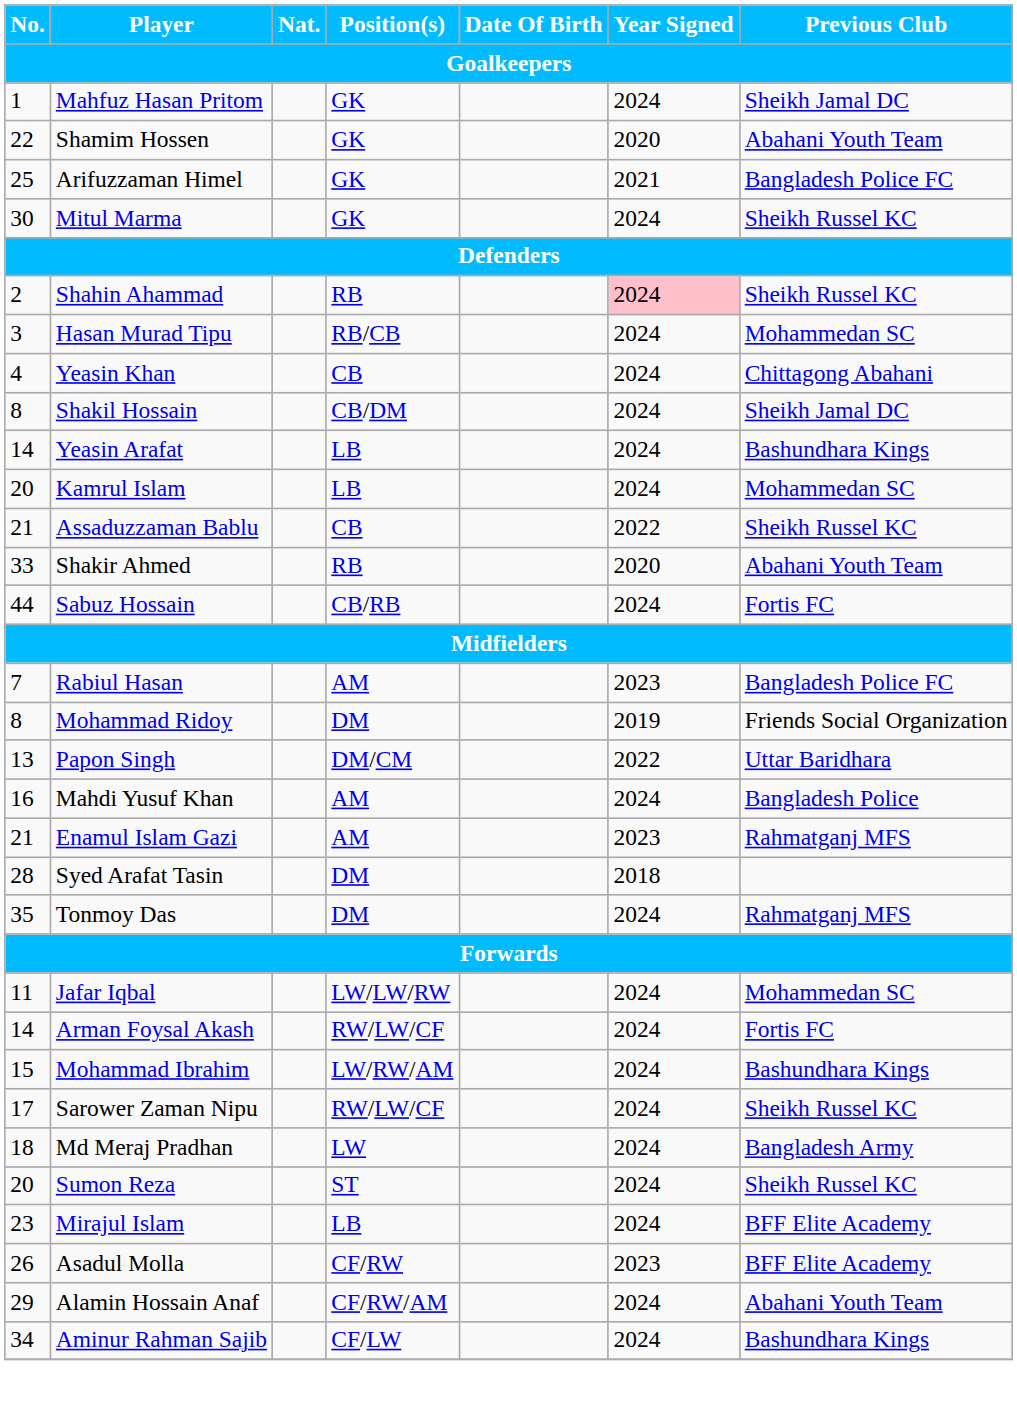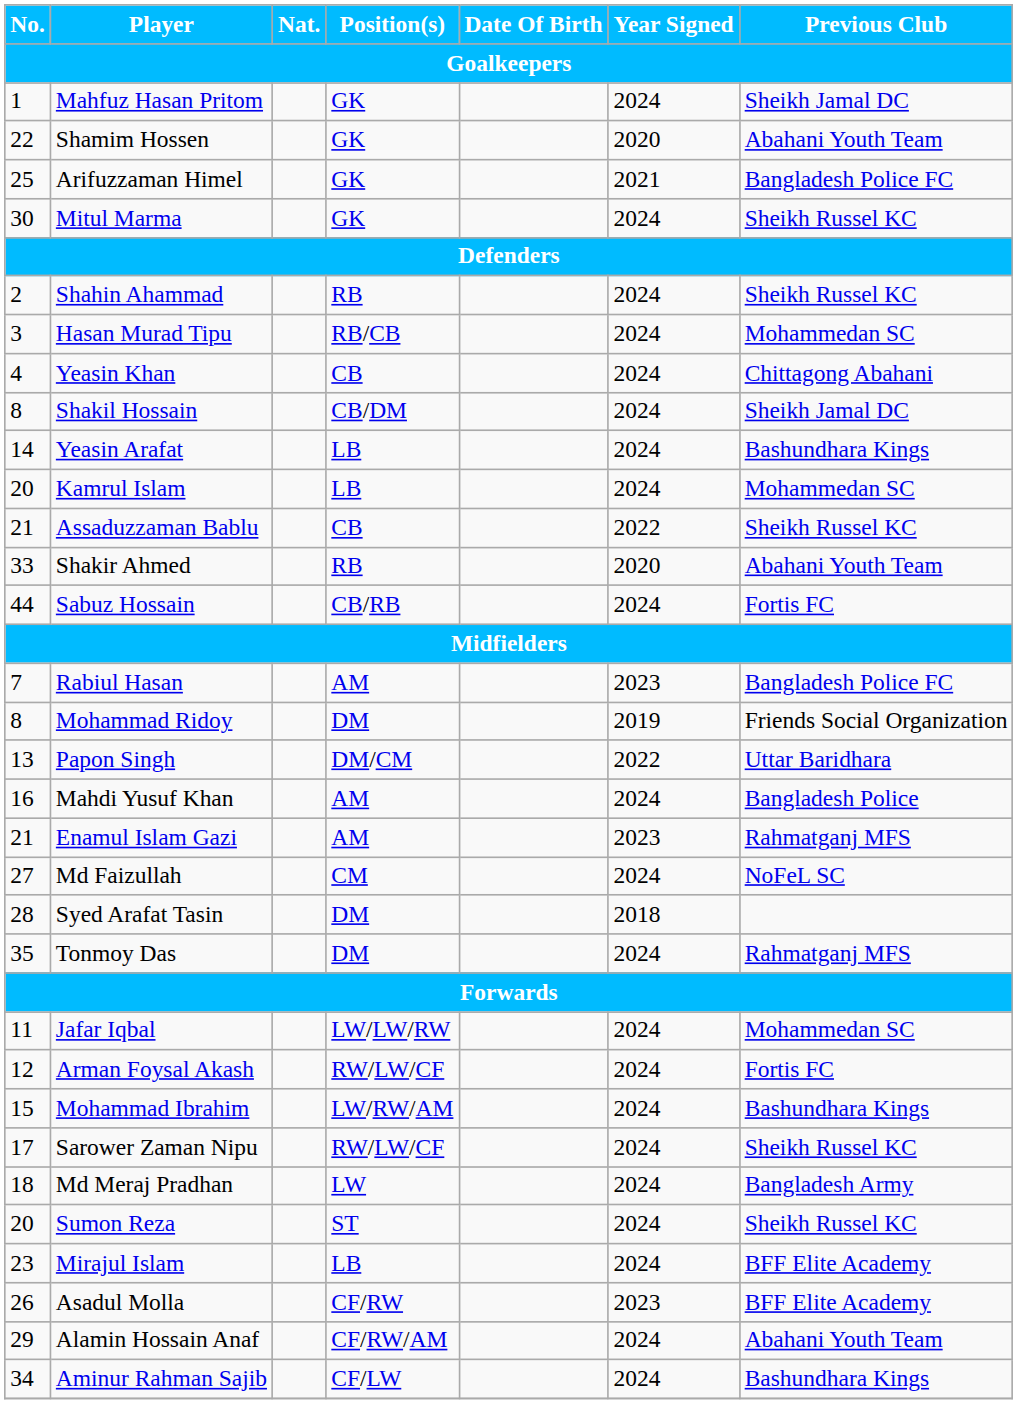(637, 295) pink background -> (637, 295) no background
+ row: (119, 875)
(22, 1030) 14 -> (22, 1069) 12
